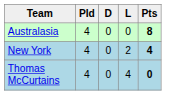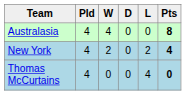+ column: (108, 13)
